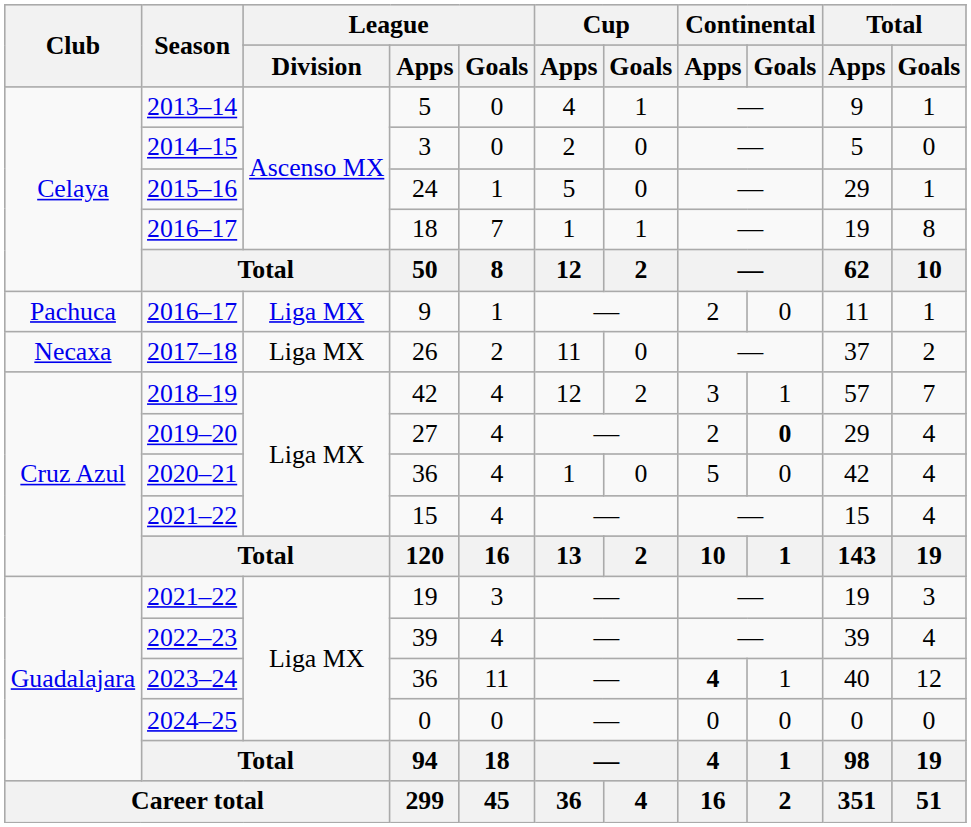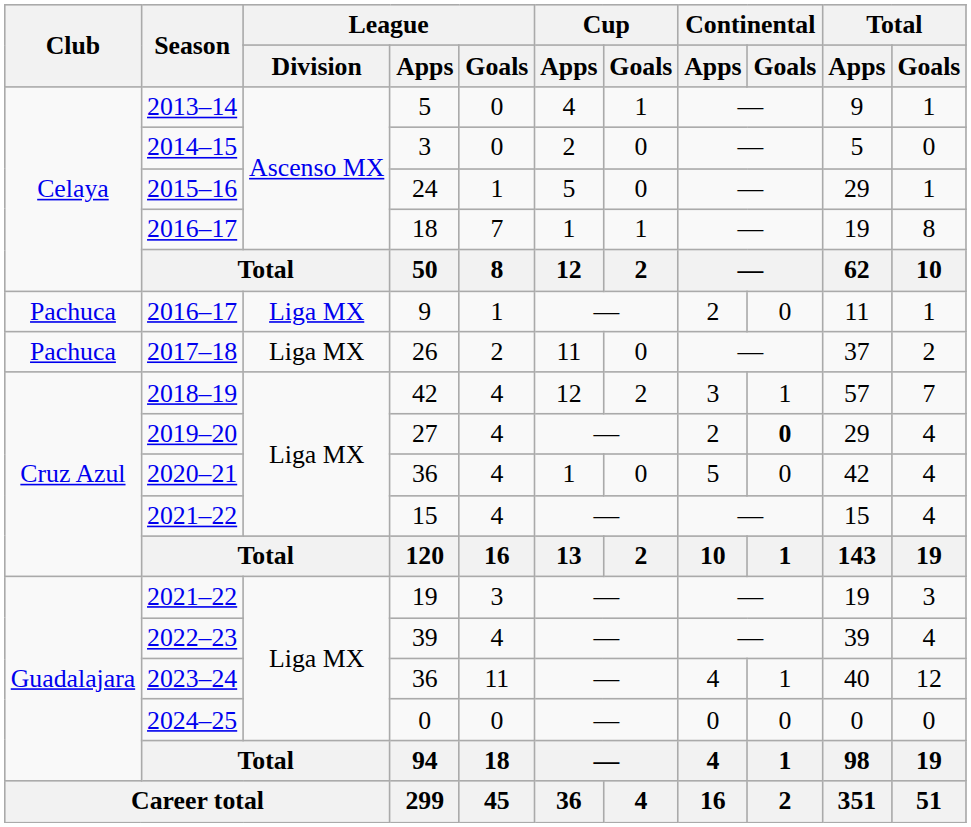(73, 351) Necaxa -> (73, 351) Pachuca
(713, 678) bold -> (713, 678) normal
